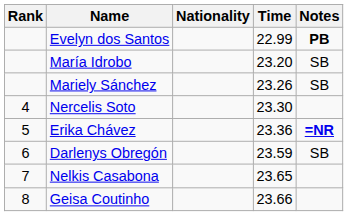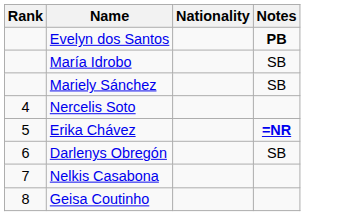- column: (275, 16)
